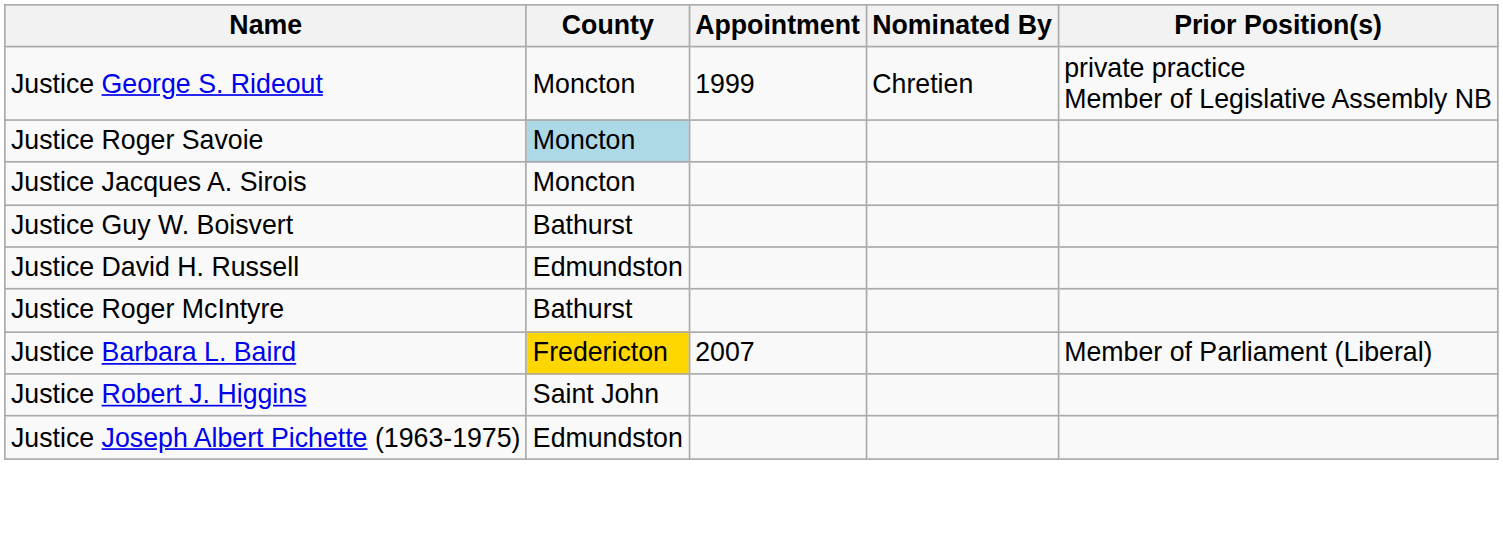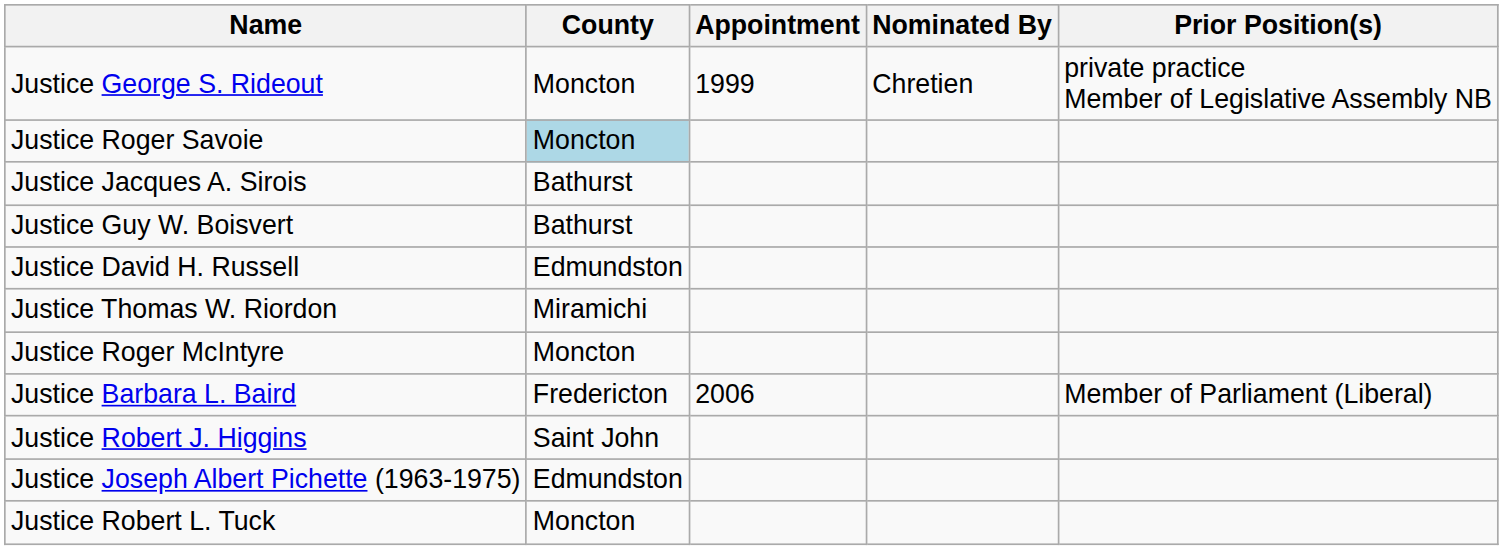(584, 182) Moncton -> (583, 182) Bathurst
+ row: (174, 310)
(583, 310) Bathurst -> (584, 352) Moncton
(600, 352) gold background -> (600, 394) no background
(725, 352) 2007 -> (725, 394) 2006
+ row: (143, 521)
